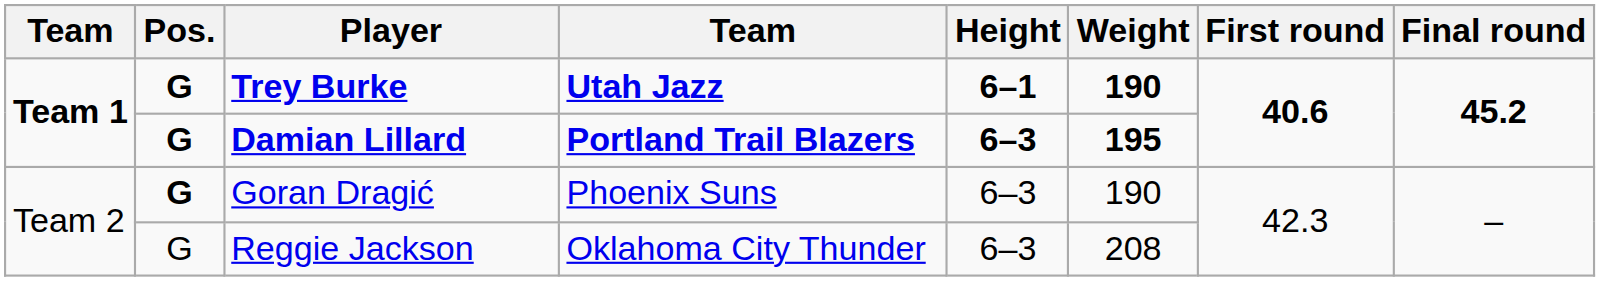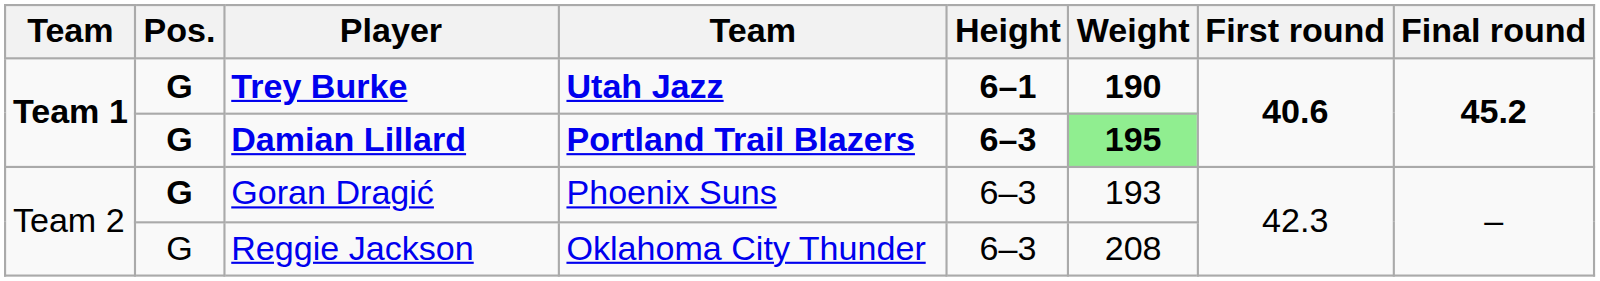(1133, 139) no background -> (1133, 139) lightgreen background
(1133, 193) 190 -> (1133, 193) 193
